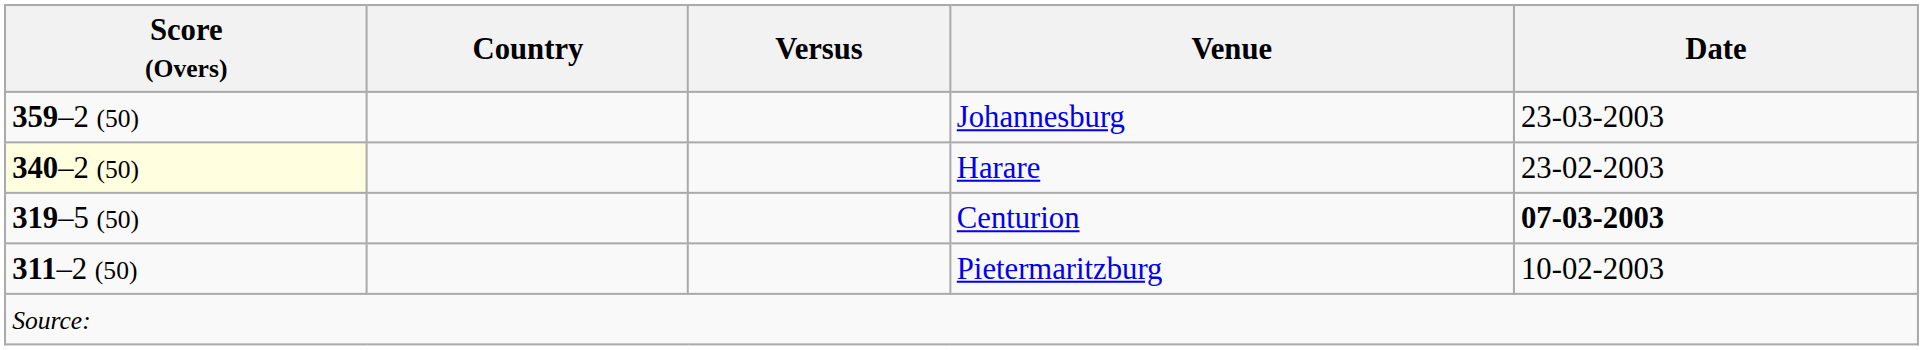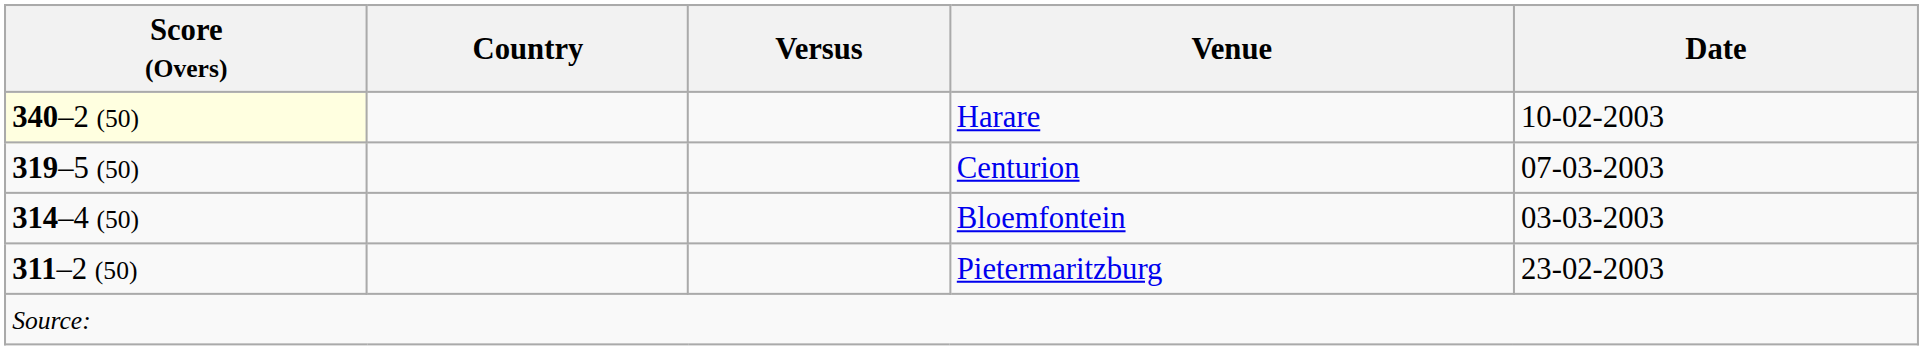- row: (1041, 116)
(1593, 167) 23-02-2003 -> (1593, 116) 10-02-2003
(1593, 218) bold -> (1593, 167) normal
+ row: (1041, 218)
(1593, 268) 10-02-2003 -> (1593, 268) 23-02-2003
